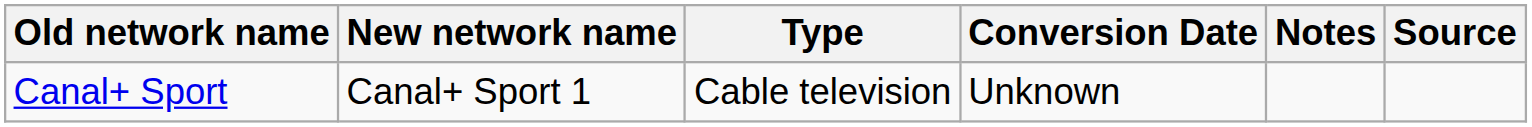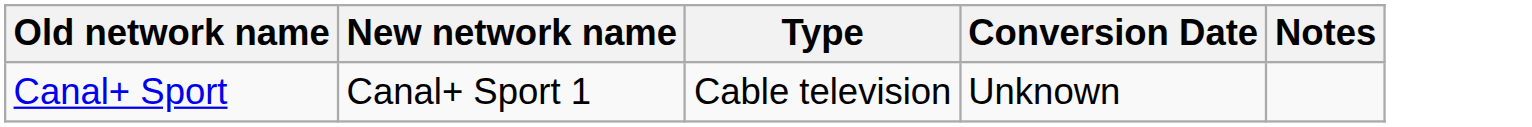- column: (1455, 33)
